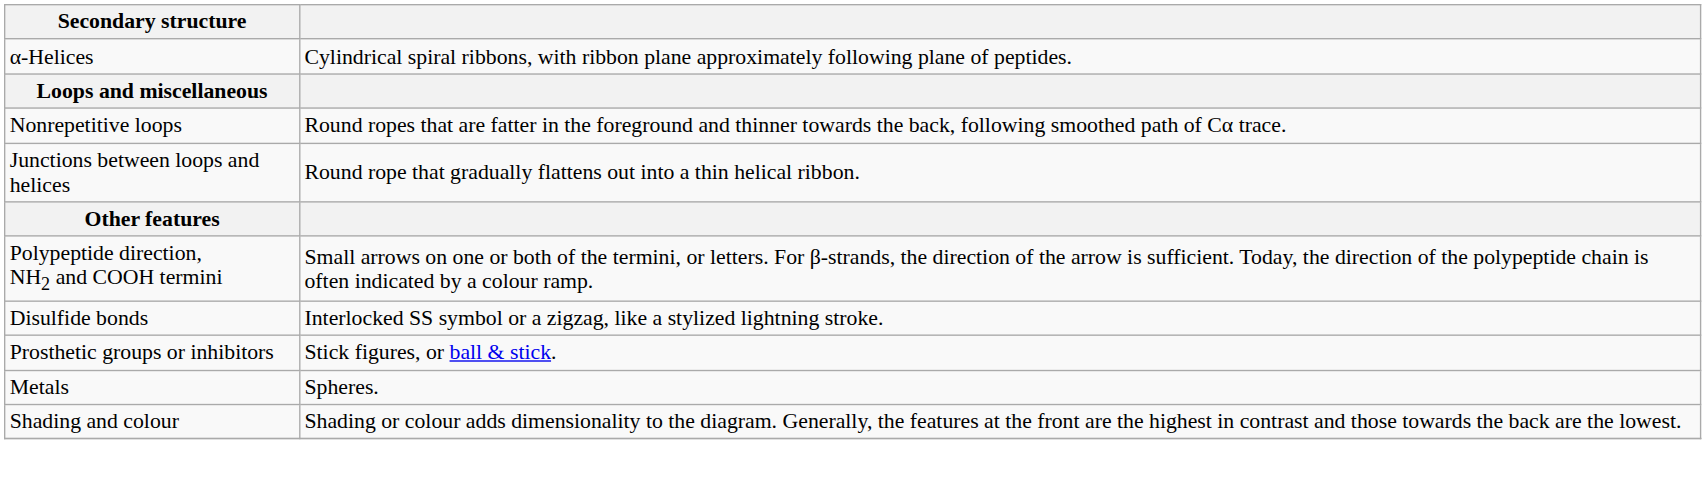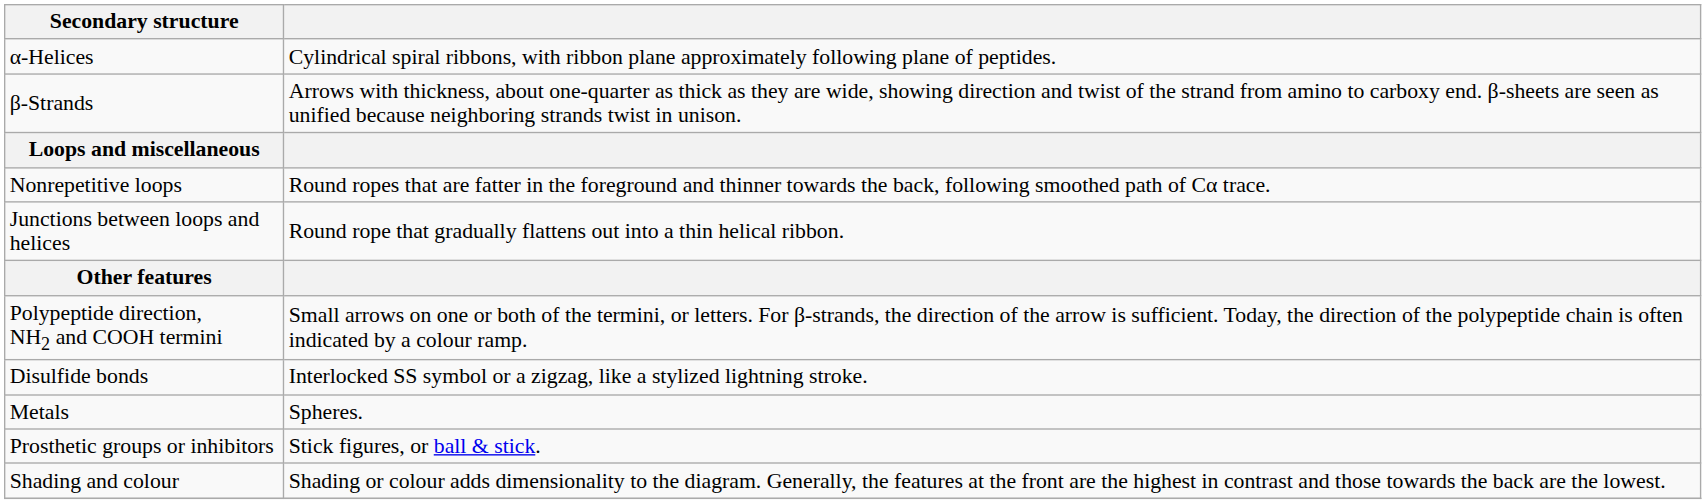+ row: (51, 103)
rows swapped: (142, 352) <-> (39, 386)
